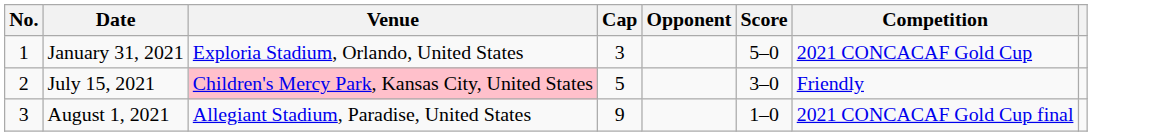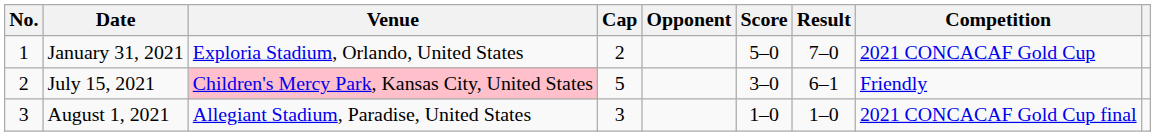+ column: (824, 20)
(620, 51) 3 -> (620, 51) 2
(620, 114) 9 -> (620, 114) 3
